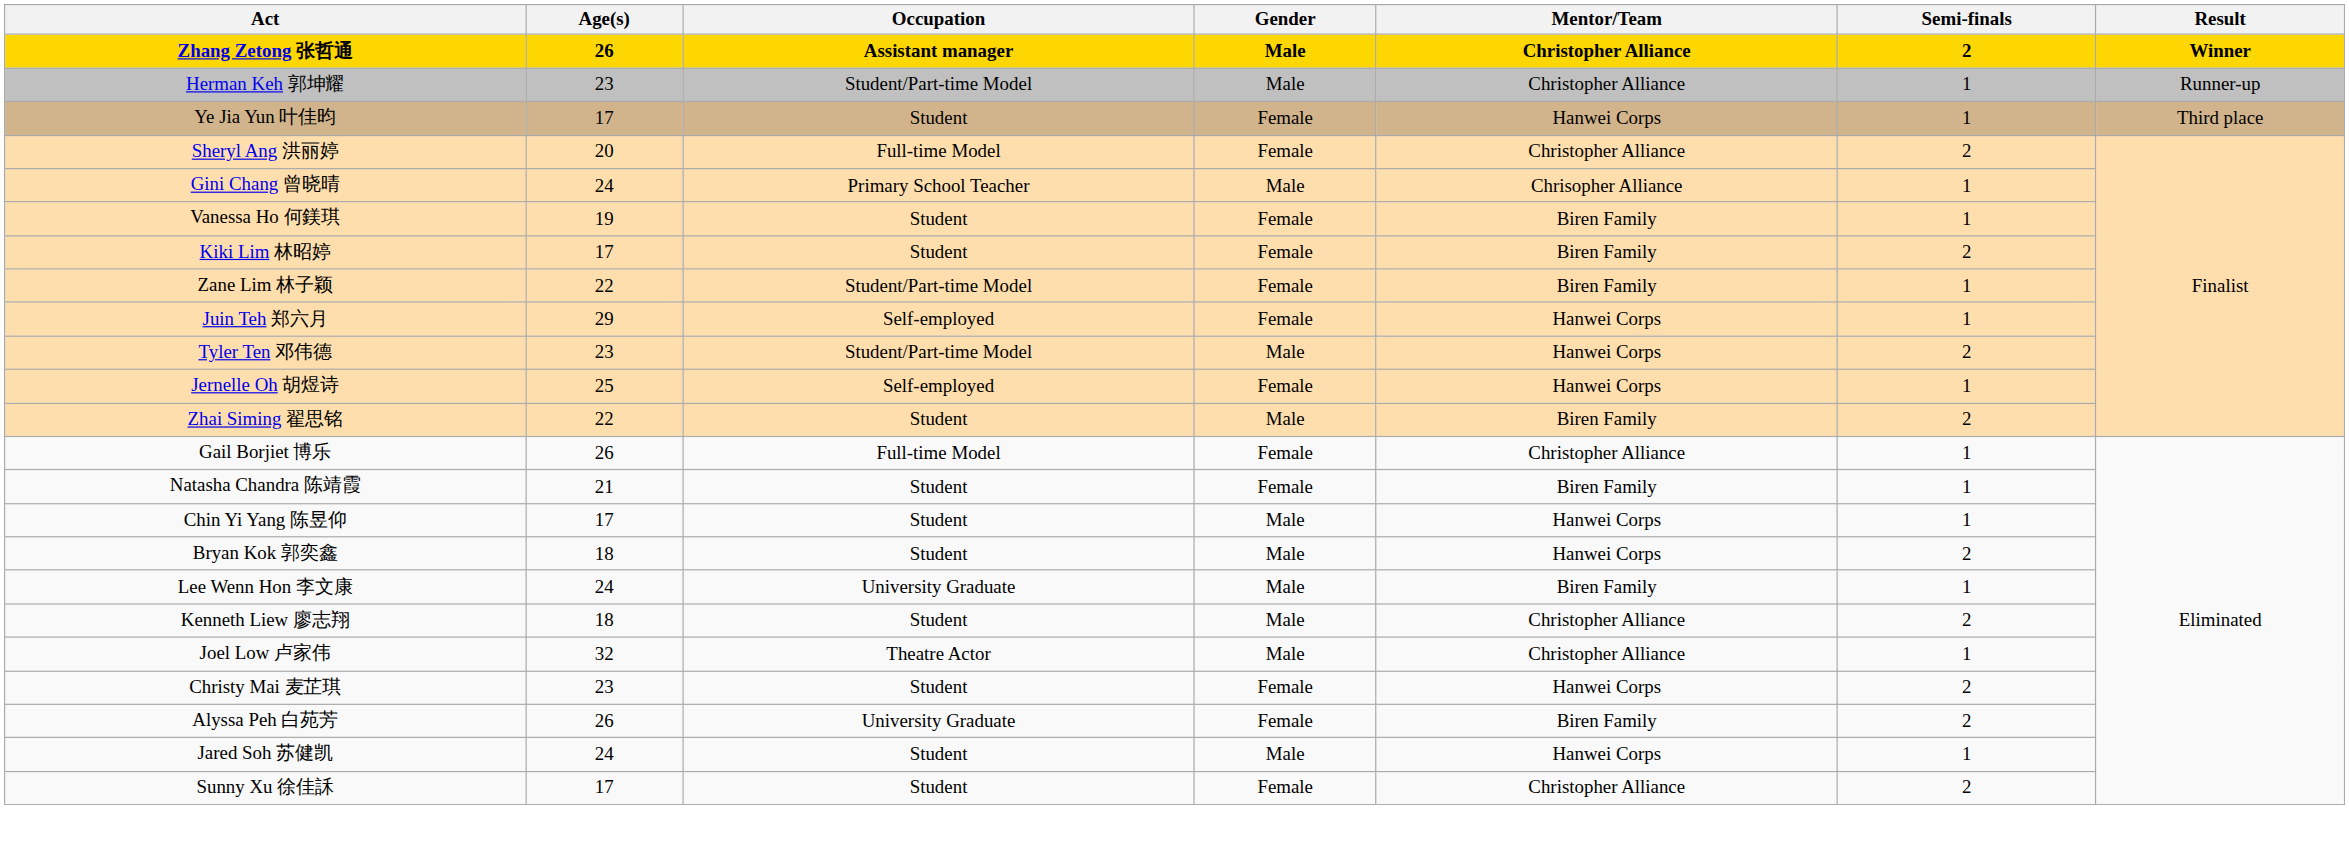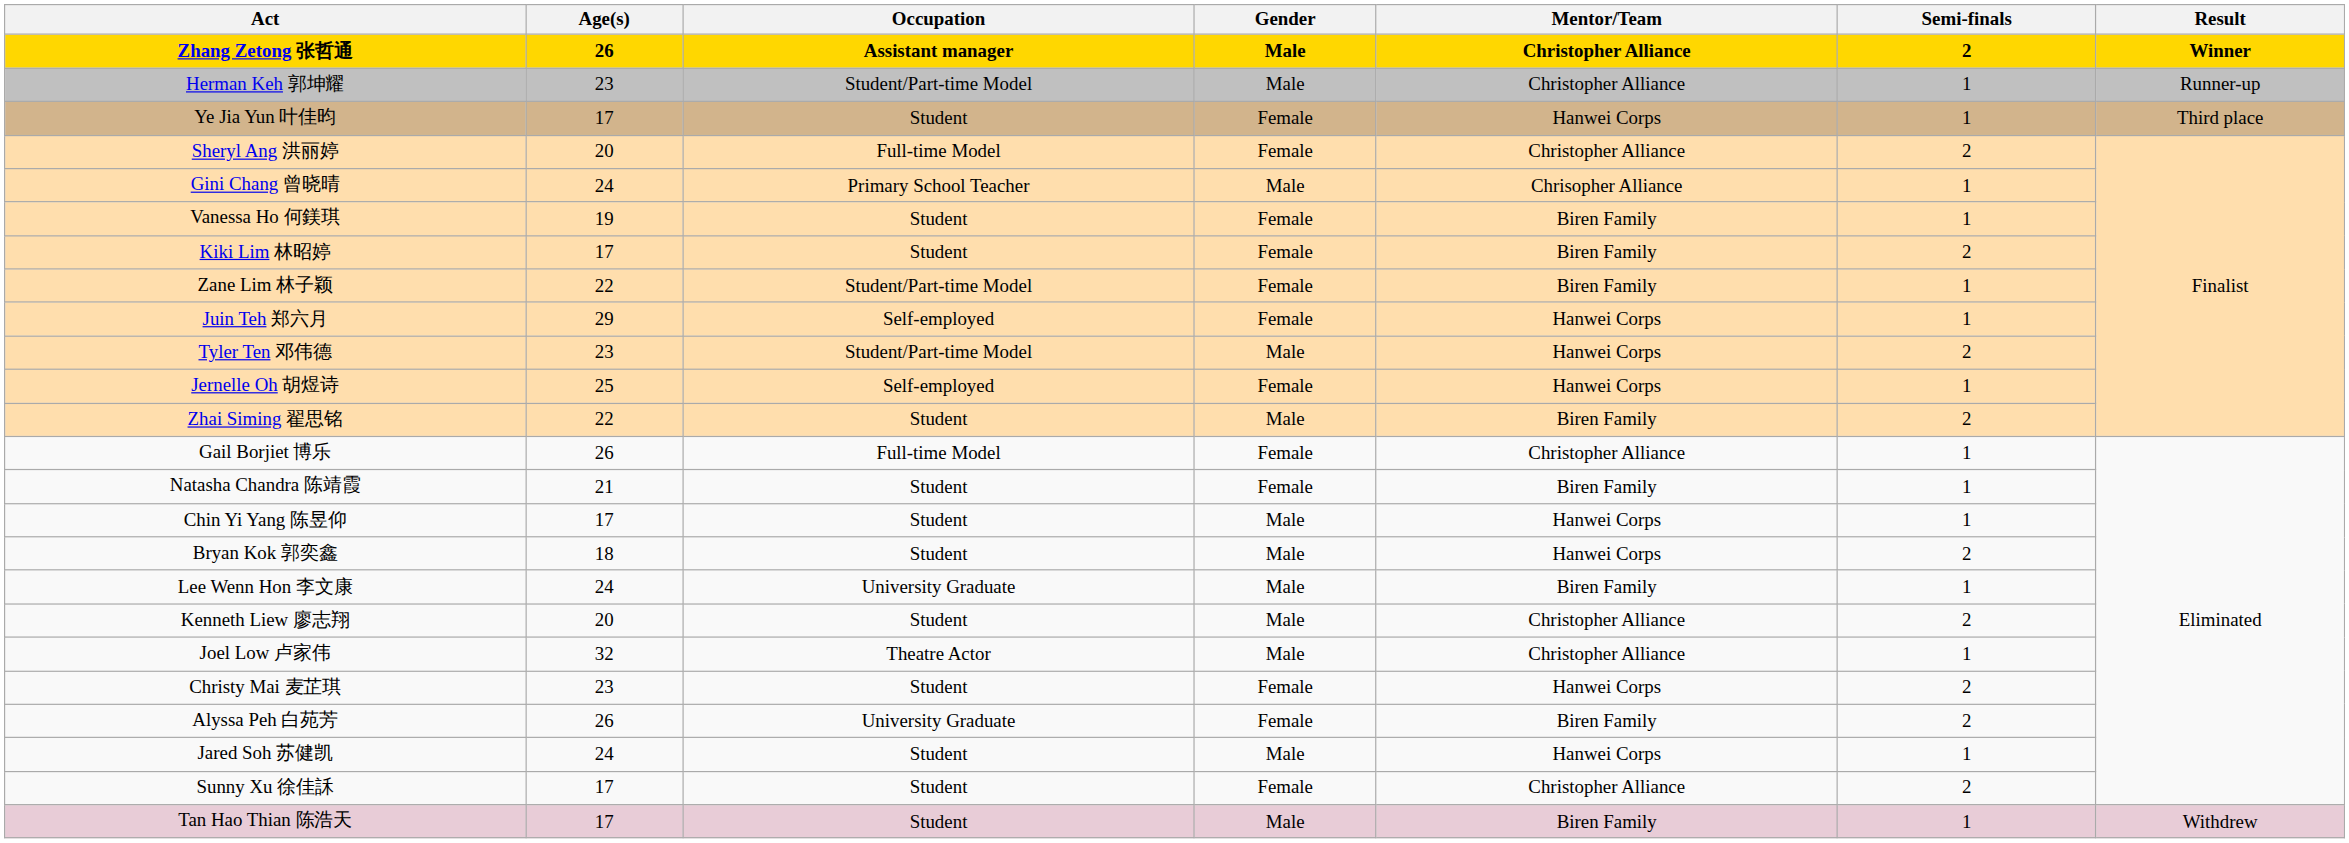(604, 620) 18 -> (604, 620) 20
+ row: (265, 820)
